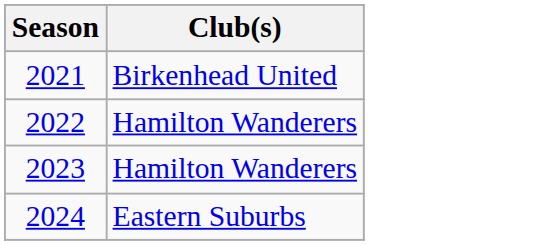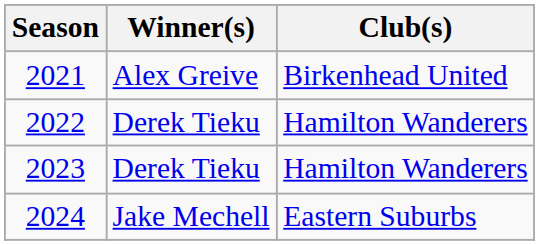+ column: (191, 27)
